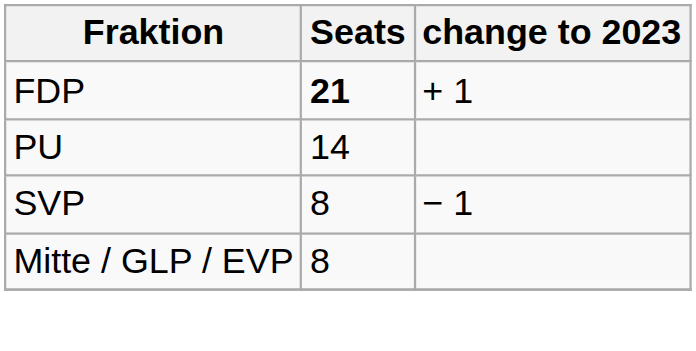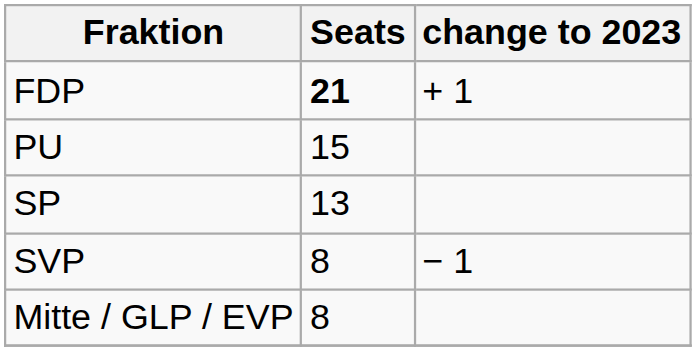(330, 146) 14 -> (330, 146) 15
+ row: (37, 203)
